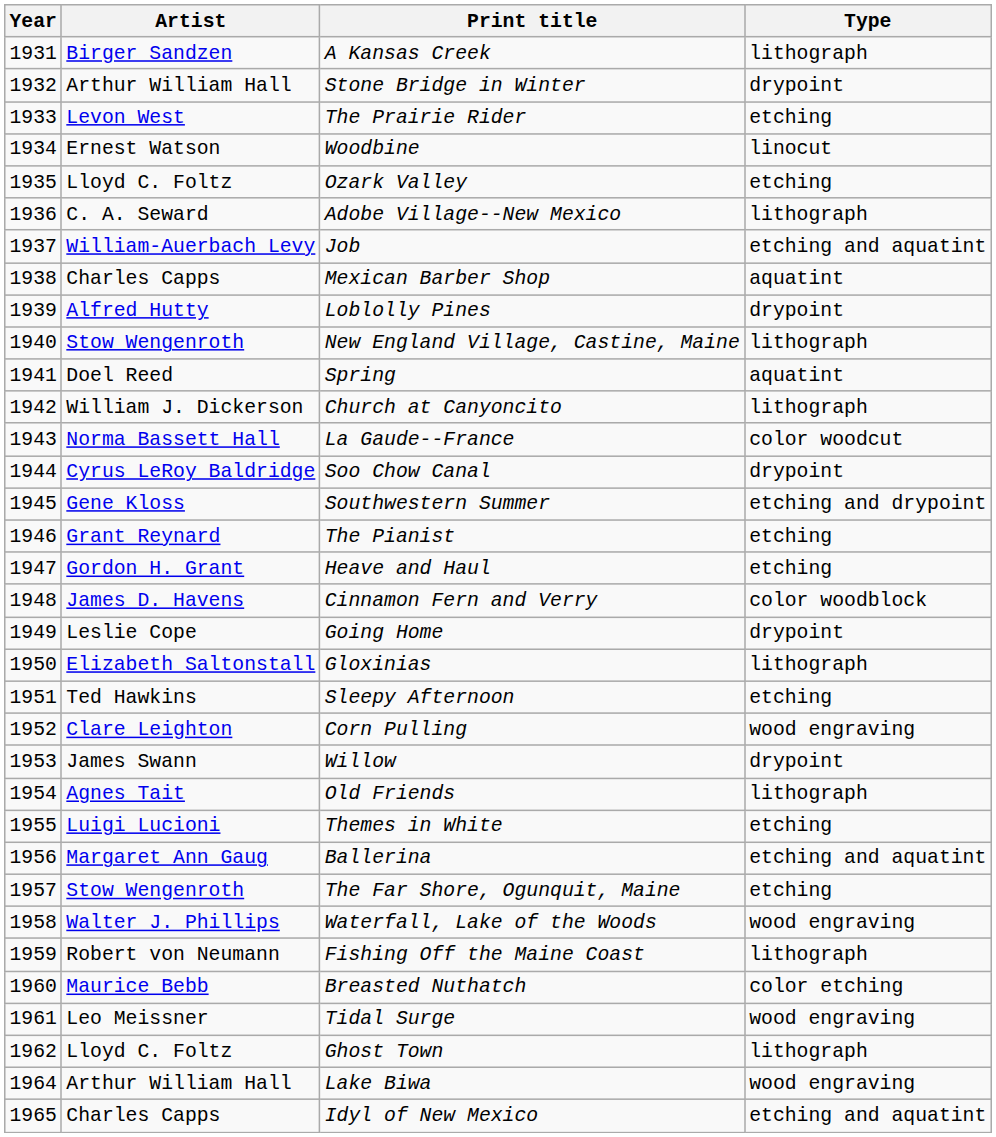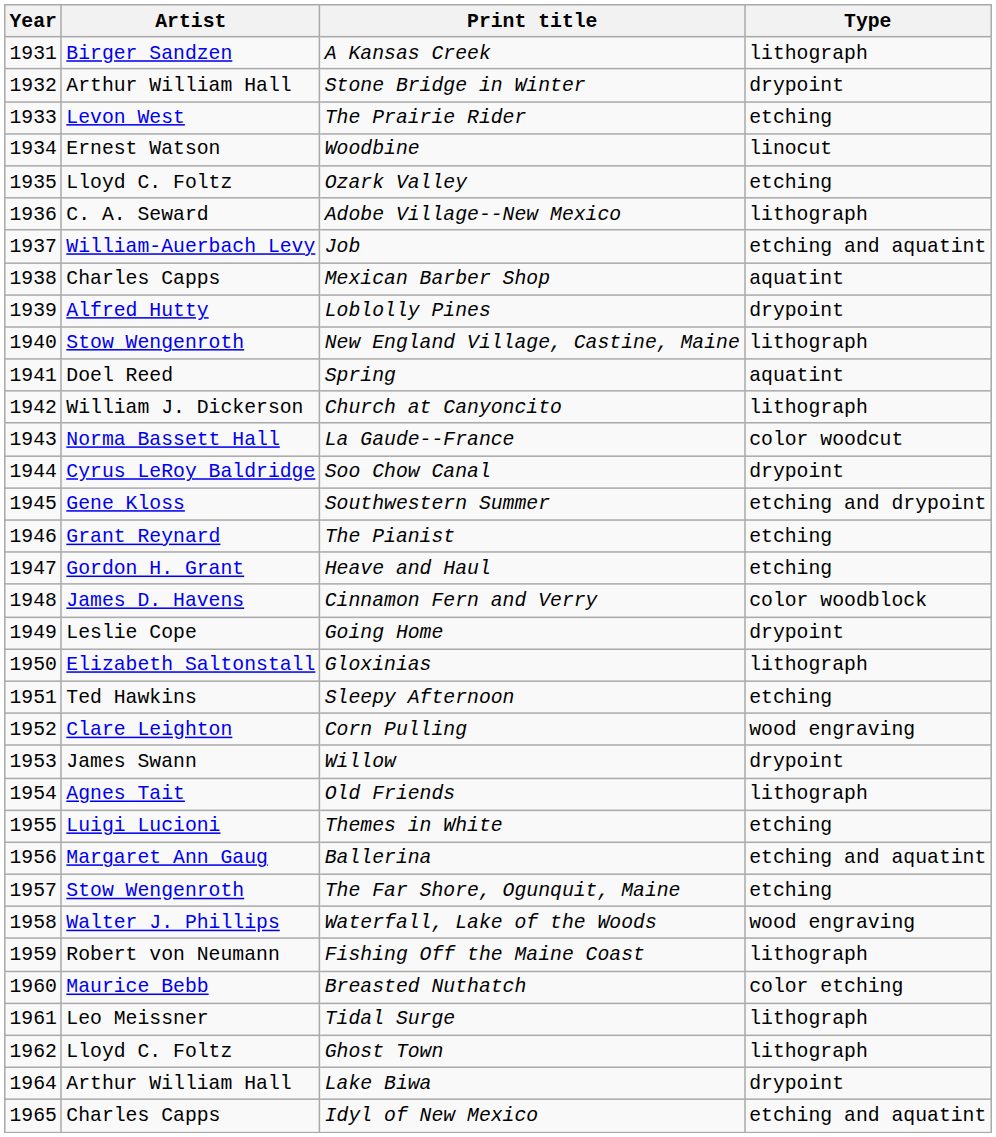(832, 1019) wood engraving -> (808, 1019) lithograph
(832, 1084) wood engraving -> (797, 1084) drypoint
